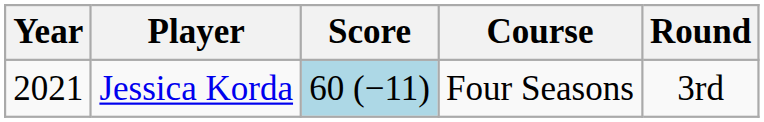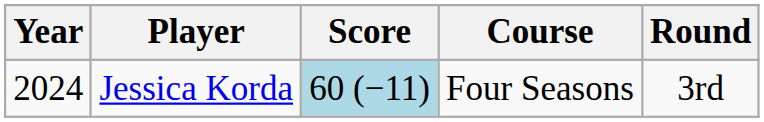(48, 87) 2021 -> (48, 87) 2024
